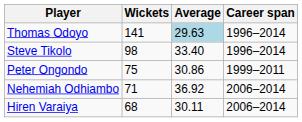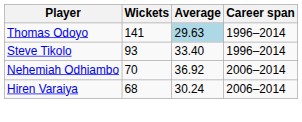(131, 51) 98 -> (131, 51) 93
- row: (47, 70)
(131, 88) 71 -> (131, 70) 70
(189, 107) 30.11 -> (189, 88) 30.24
